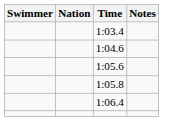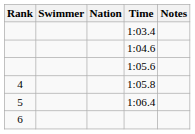+ column: (20, 13)
